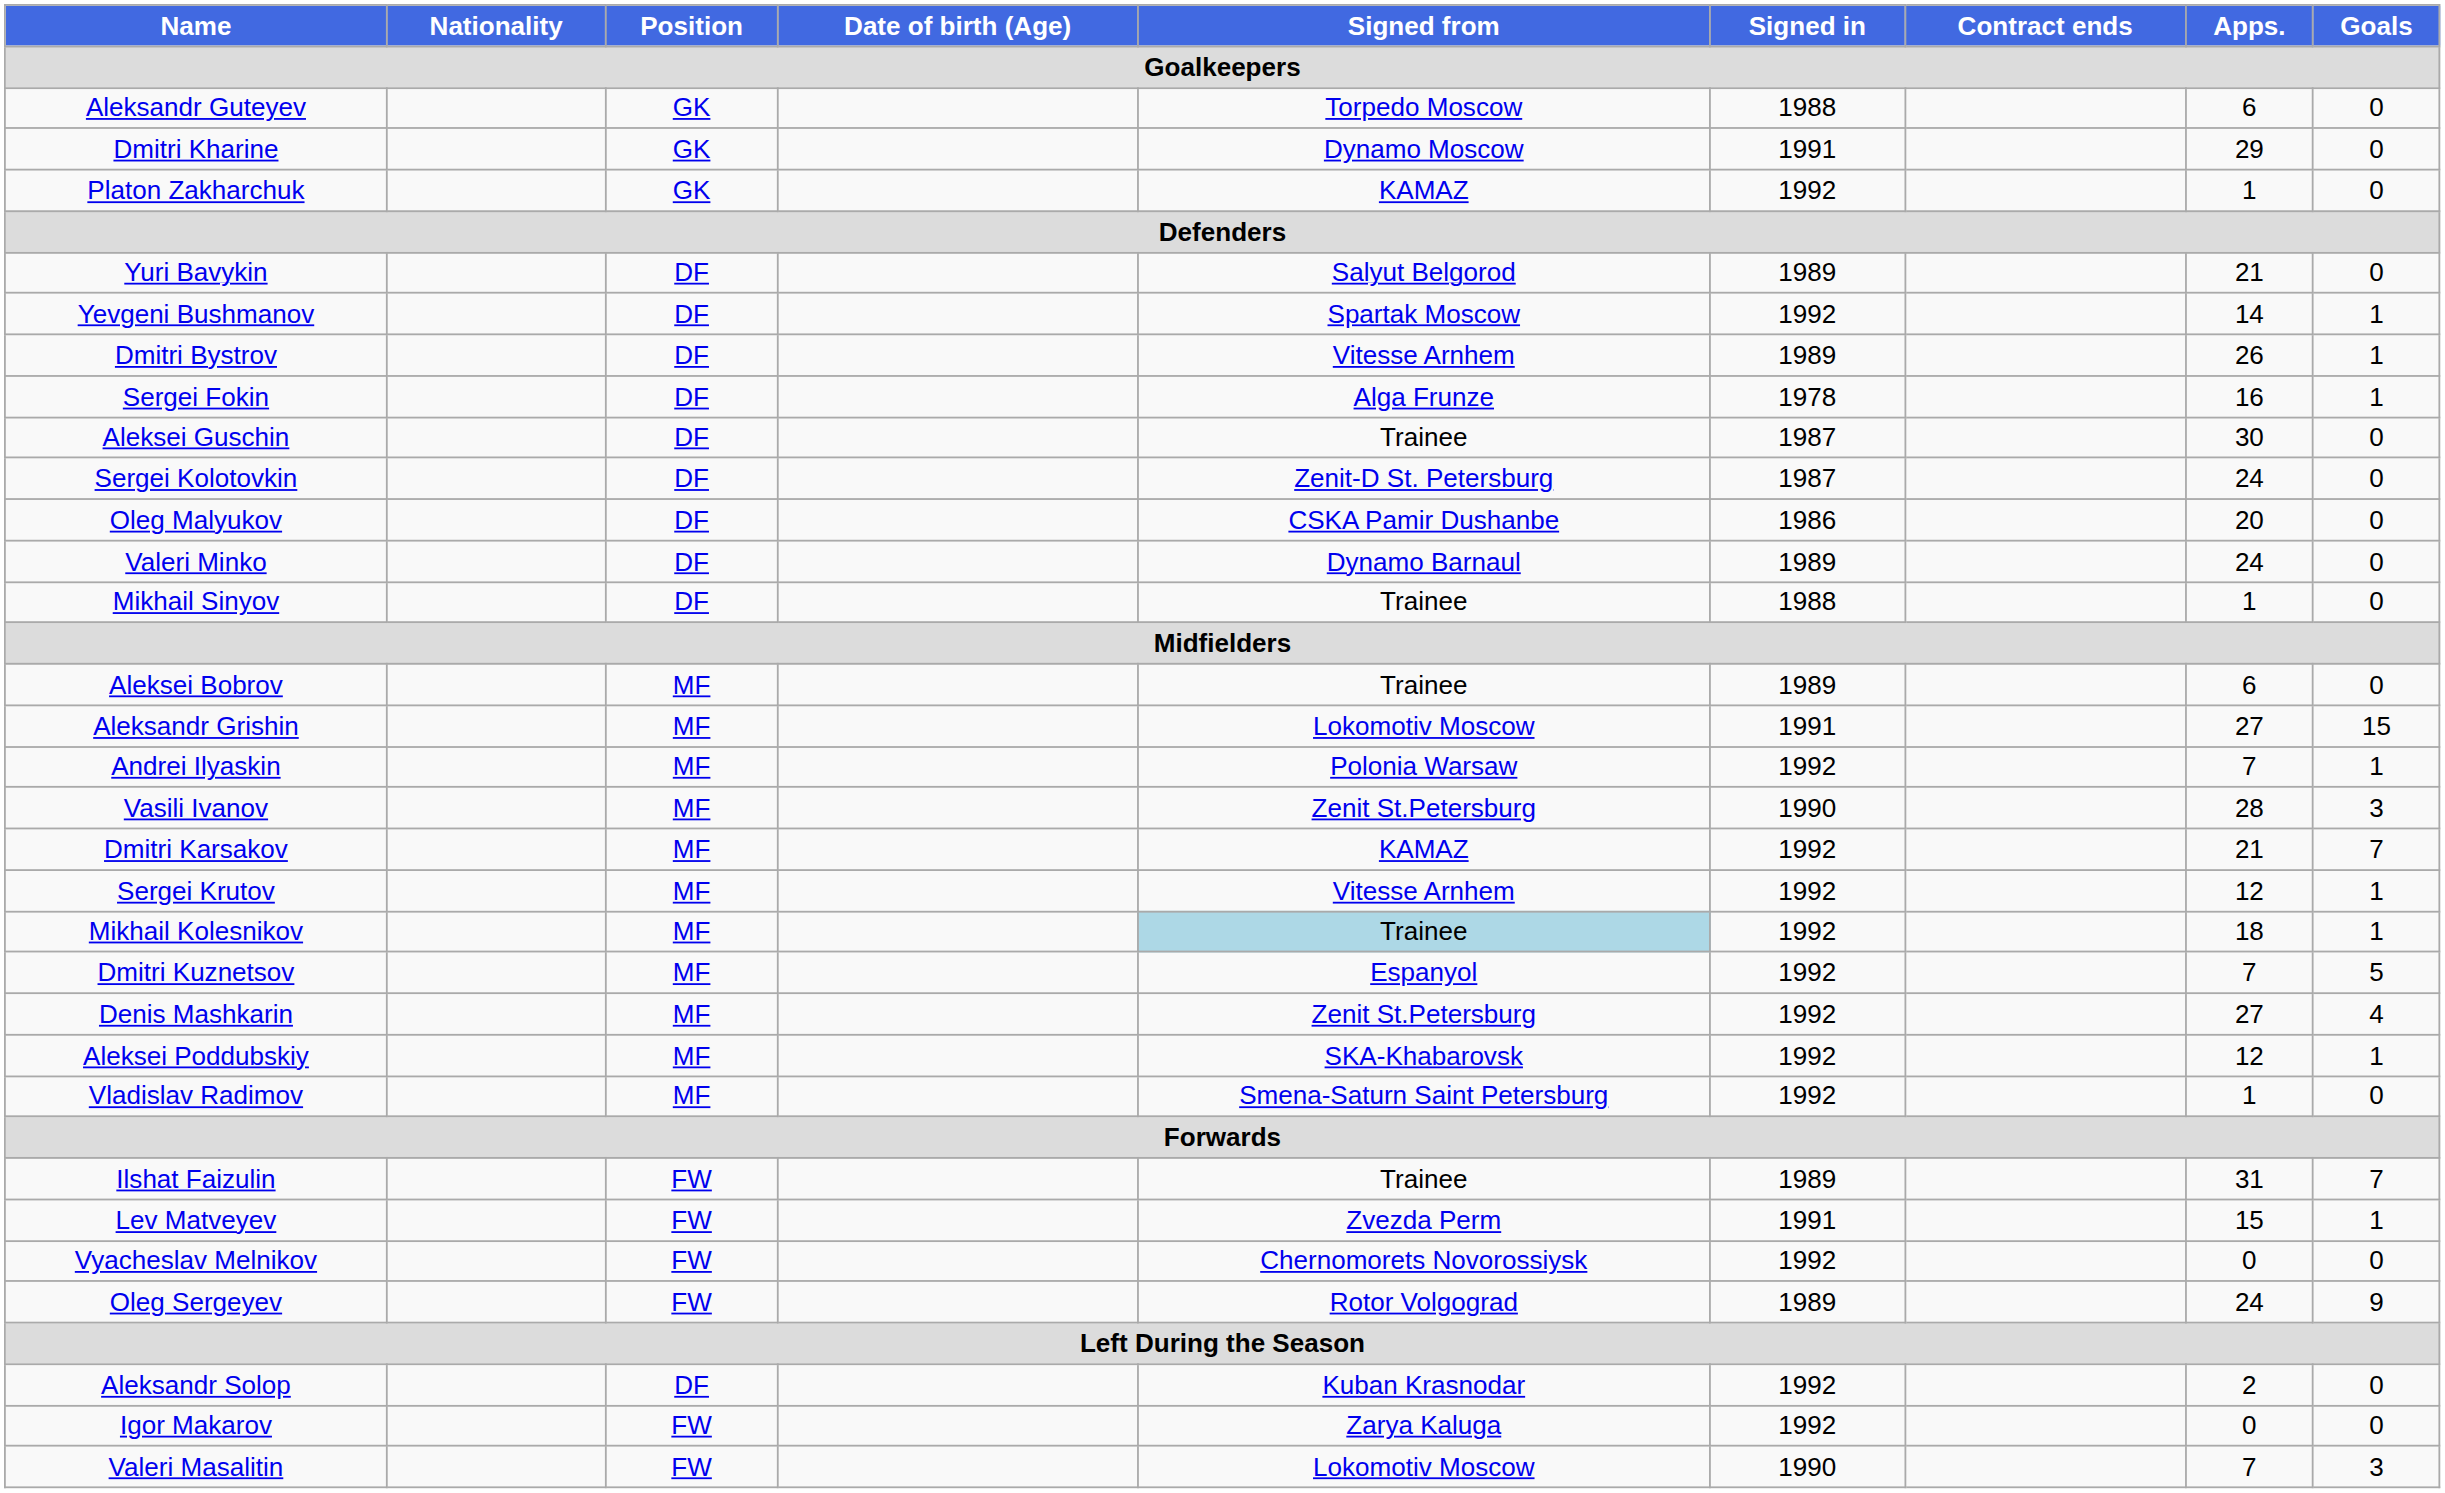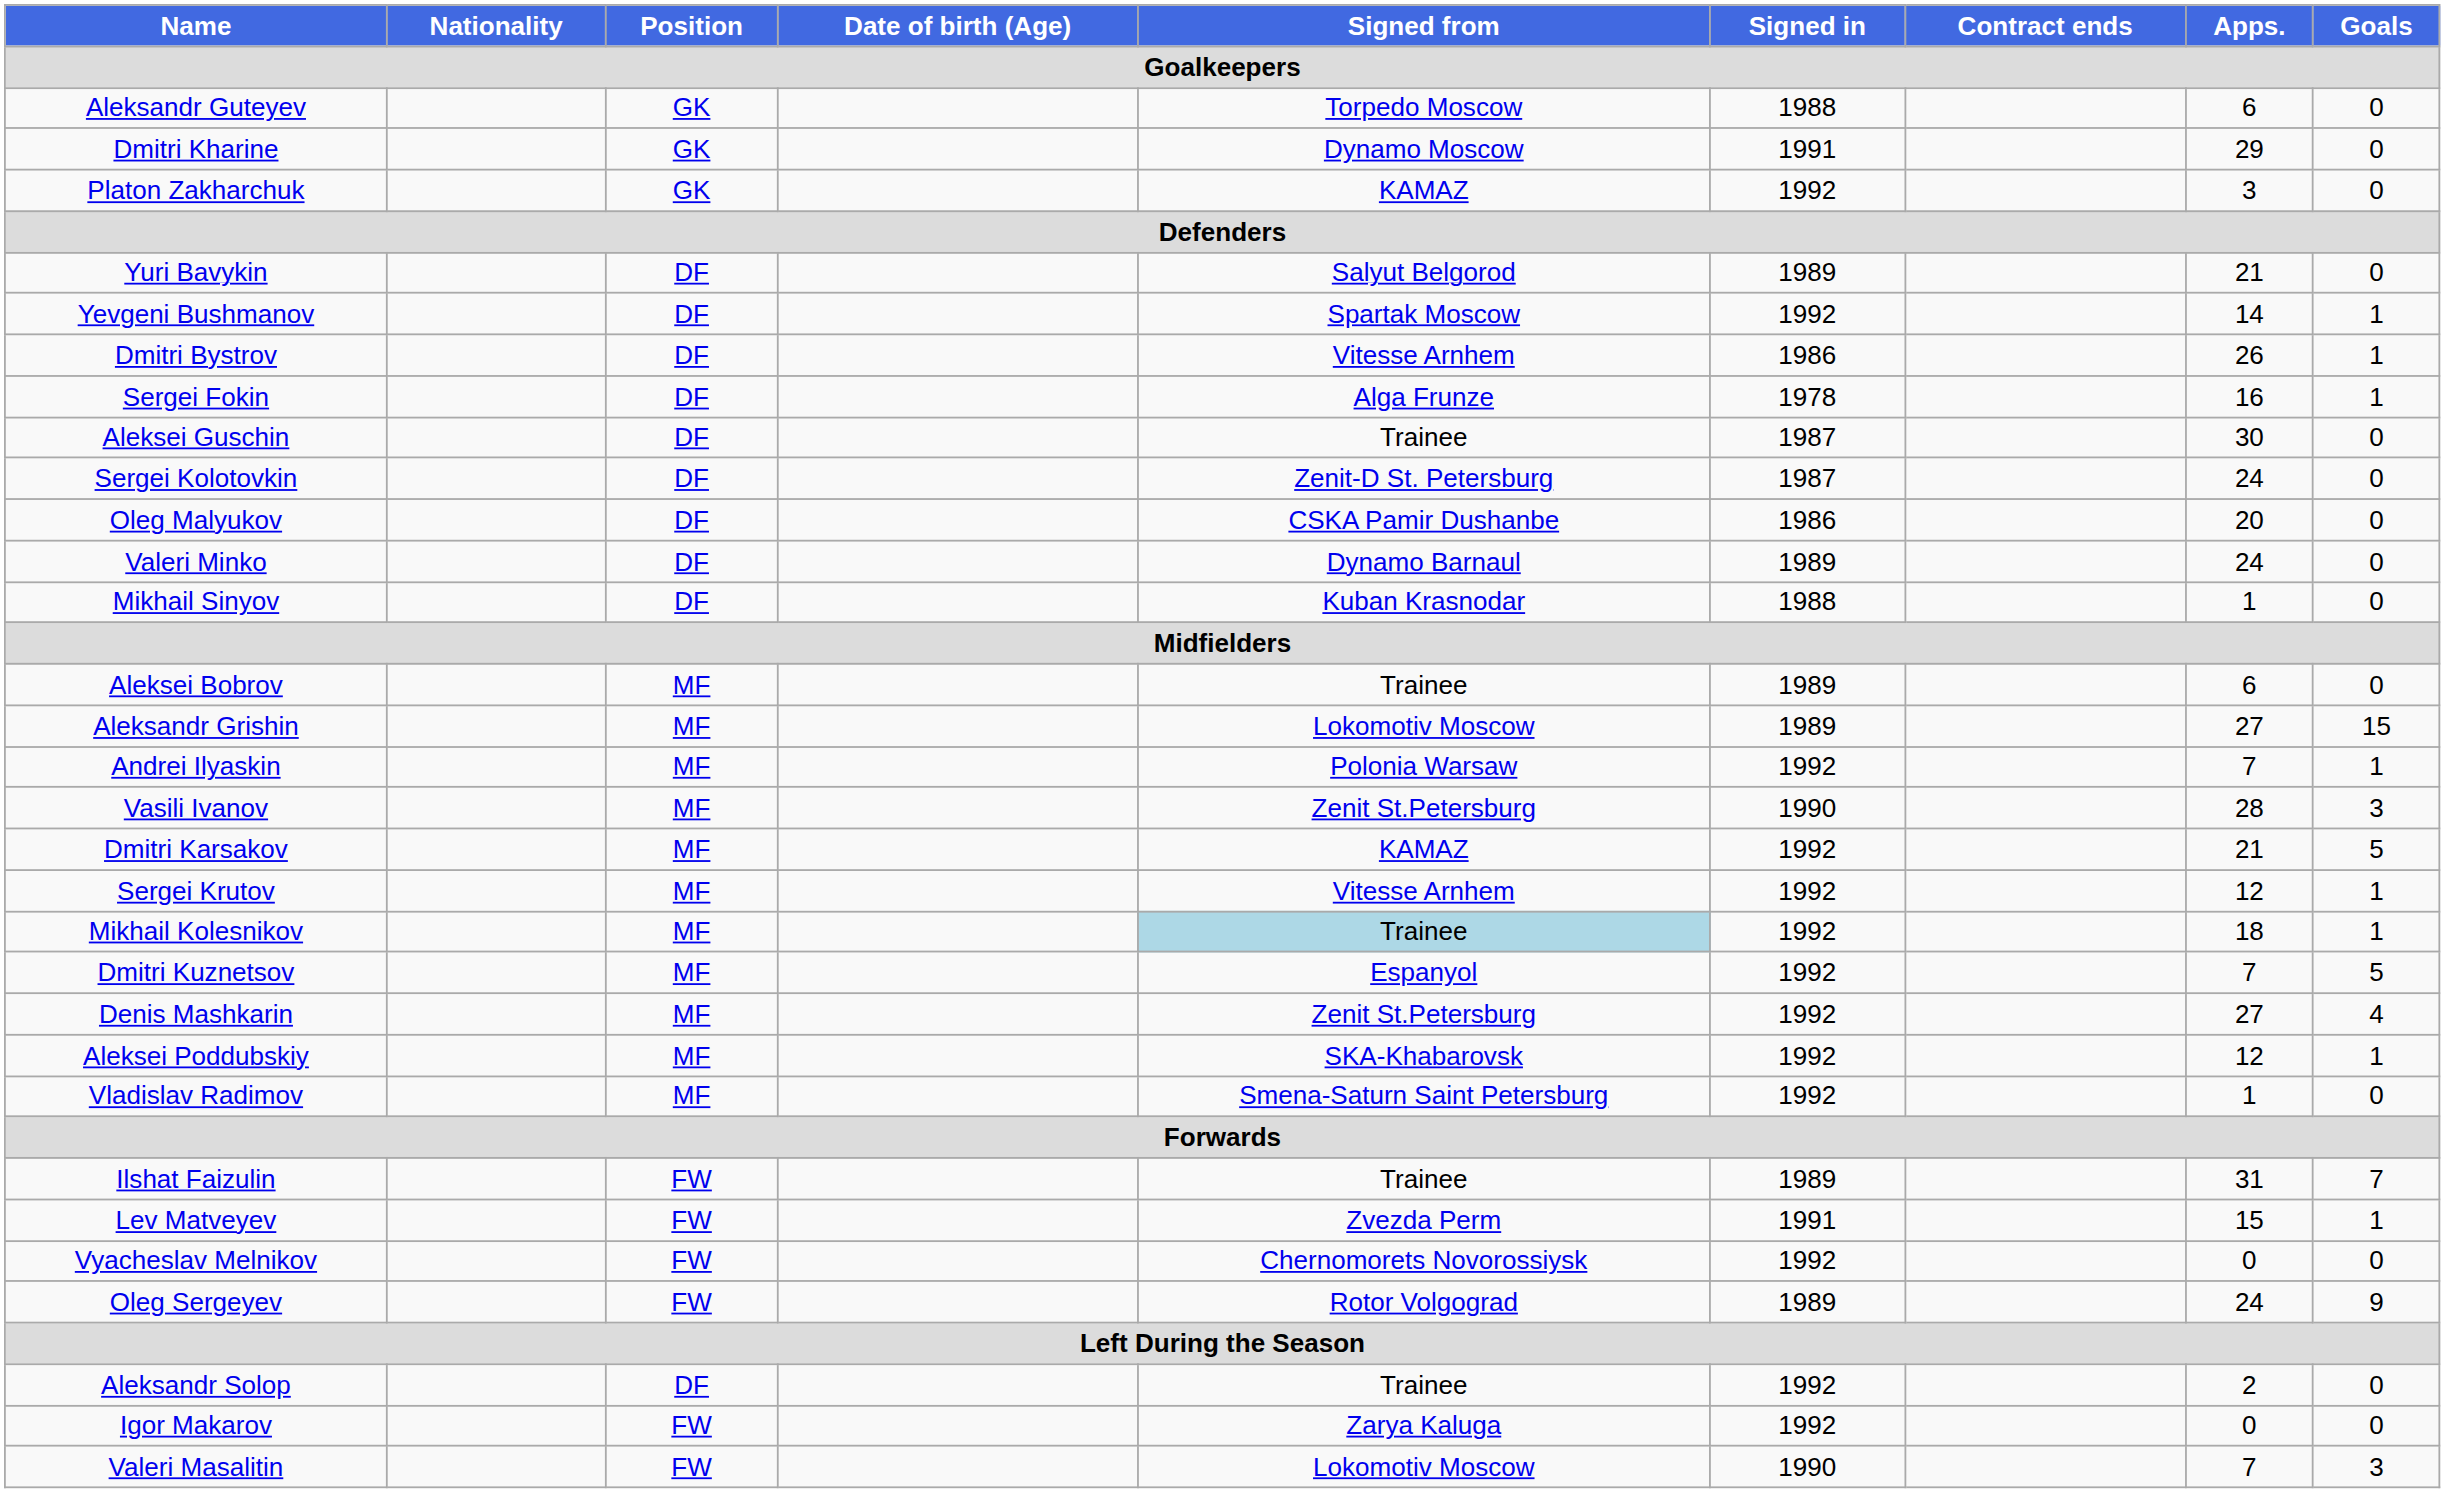(2249, 191) 1 -> (2249, 191) 3
(1807, 355) 1989 -> (1807, 355) 1986
(1424, 602) Trainee -> (1424, 602) Kuban Krasnodar
(1807, 726) 1991 -> (1807, 726) 1989
(2376, 849) 7 -> (2376, 849) 5
(1424, 1385) Kuban Krasnodar -> (1424, 1385) Trainee
